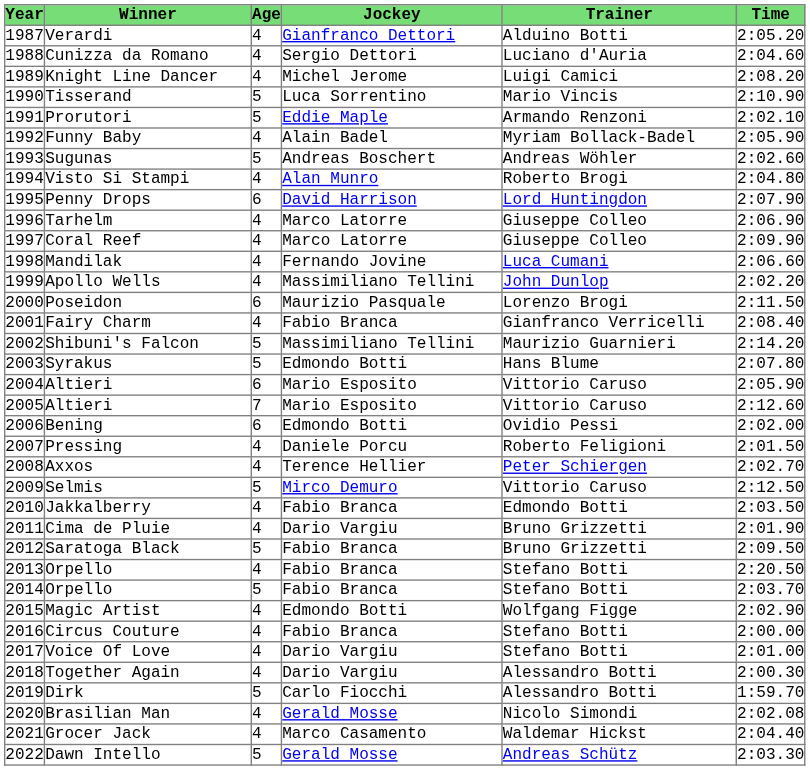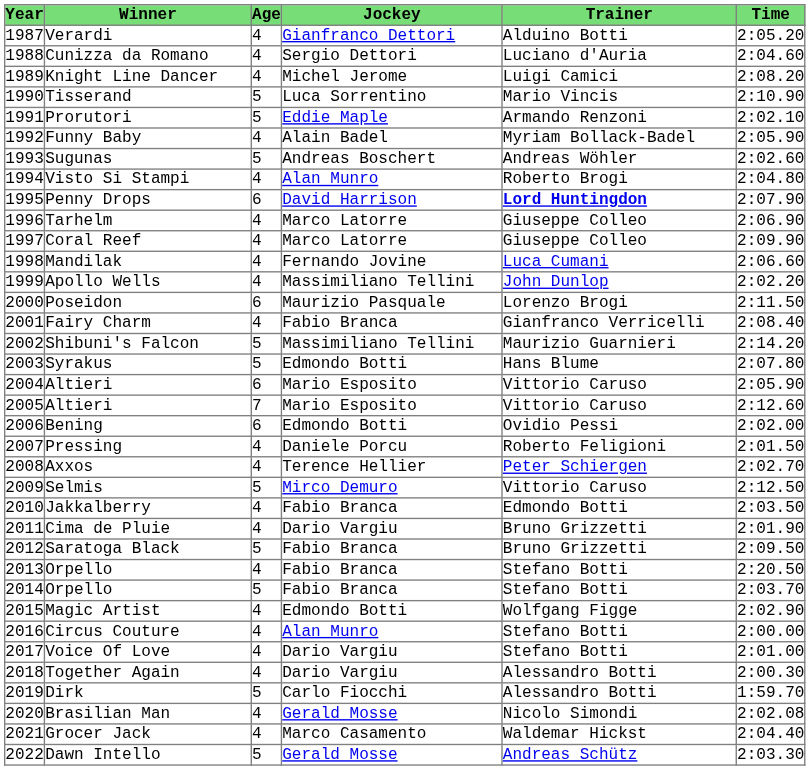(575, 200) normal -> (575, 200) bold
(340, 631) Fabio Branca -> (330, 631) Alan Munro
